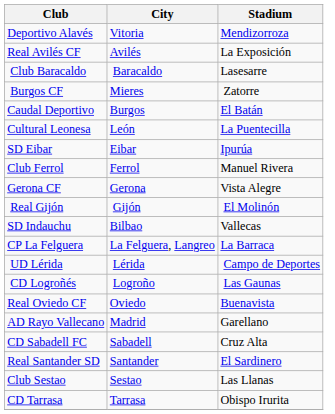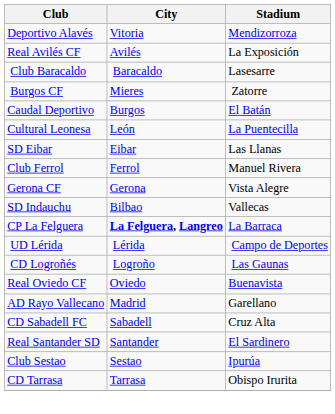(236, 149) Ipurúa -> (255, 149) Las Llanas
- row: (35, 206)
(162, 245) normal -> (166, 226) bold
(247, 380) Las Llanas -> (244, 361) Ipurúa
